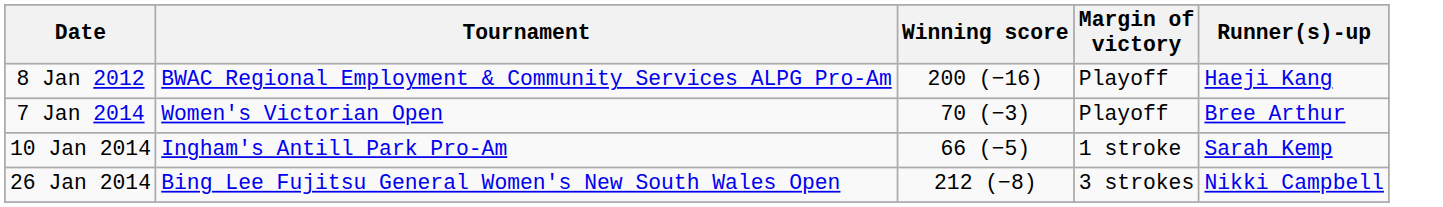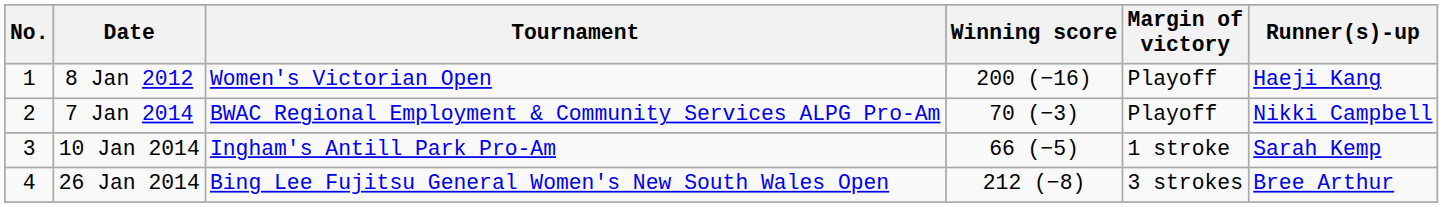+ column: (29, 35)
(526, 81) BWAC Regional Employment & Community Services ALPG Pro-Am -> (351, 81) Women's Victorian Open
(302, 116) Women's Victorian Open -> (575, 116) BWAC Regional Employment & Community Services ALPG Pro-Am
(1275, 116) Bree Arthur -> (1343, 116) Nikki Campbell
(1294, 185) Nikki Campbell -> (1324, 185) Bree Arthur
